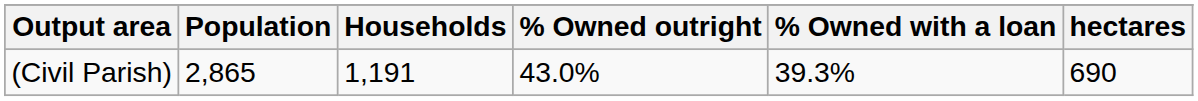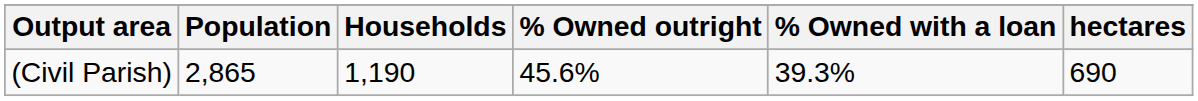(380, 71) 1,191 -> (380, 71) 1,190
(560, 71) 43.0% -> (560, 71) 45.6%
